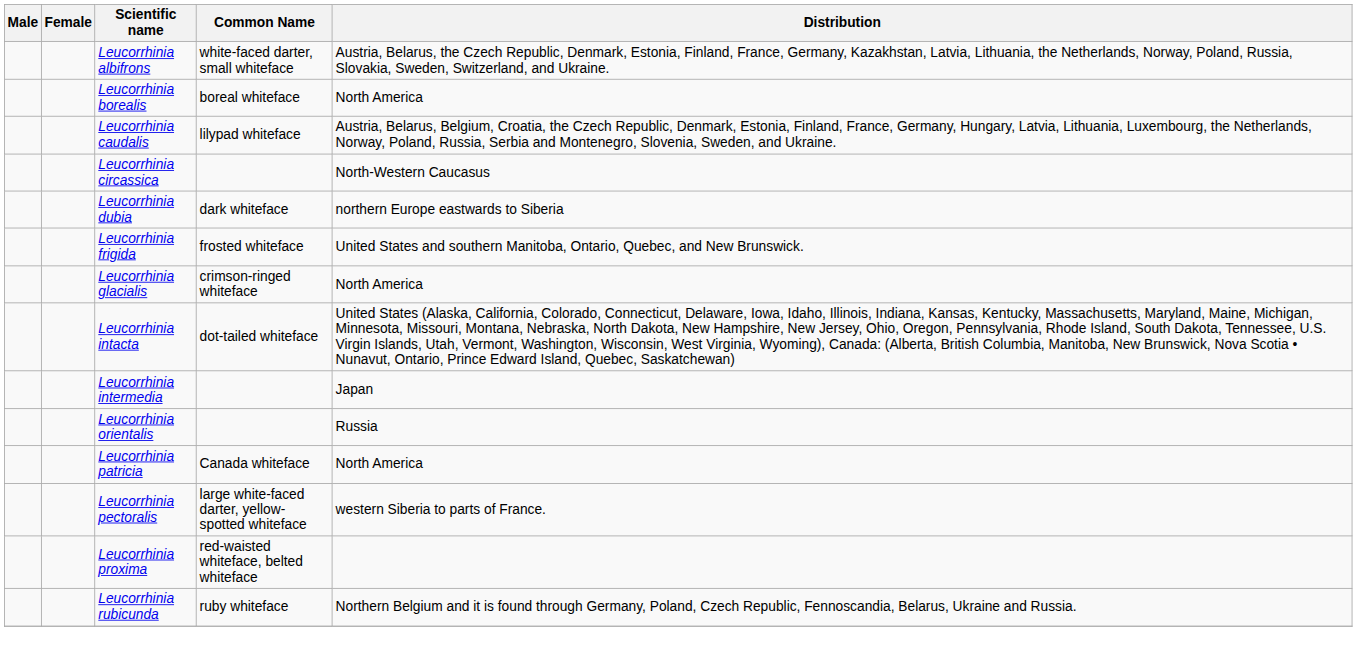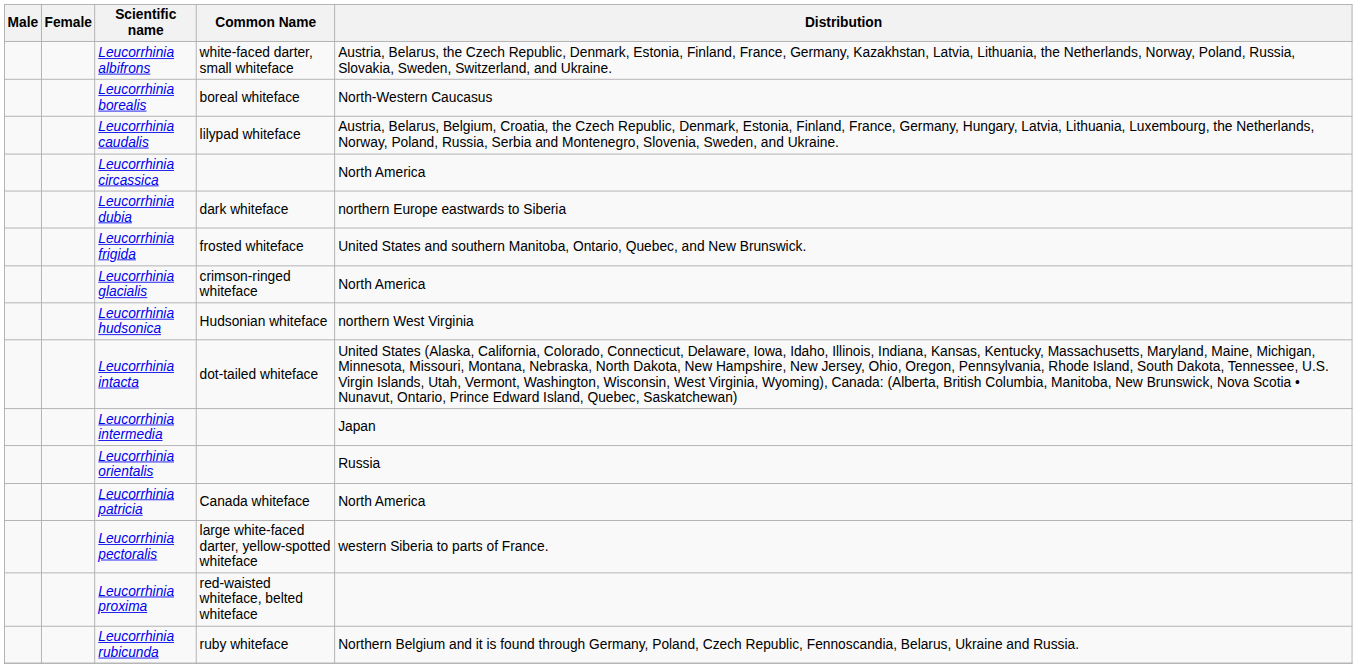(379, 97) North America -> (415, 97) North-Western Caucasus
(413, 172) North-Western Caucasus -> (382, 172) North America
+ row: (136, 321)
